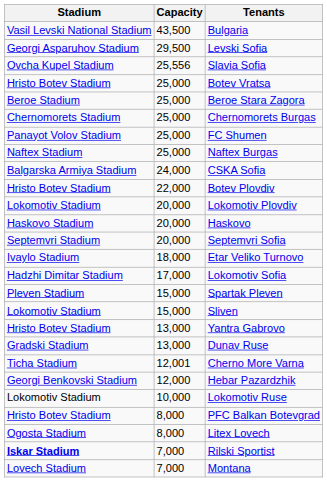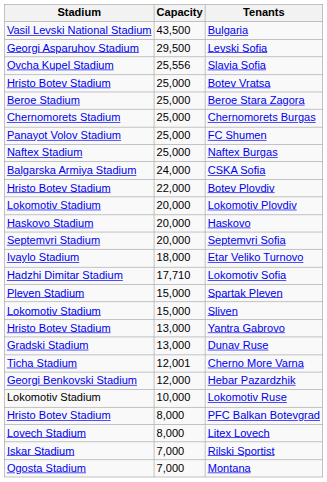(173, 275) 17,000 -> (173, 275) 17,710
(46, 433) Ogosta Stadium -> (46, 433) Lovech Stadium
(43, 450) bold -> (41, 450) normal
(46, 468) Lovech Stadium -> (46, 468) Ogosta Stadium
